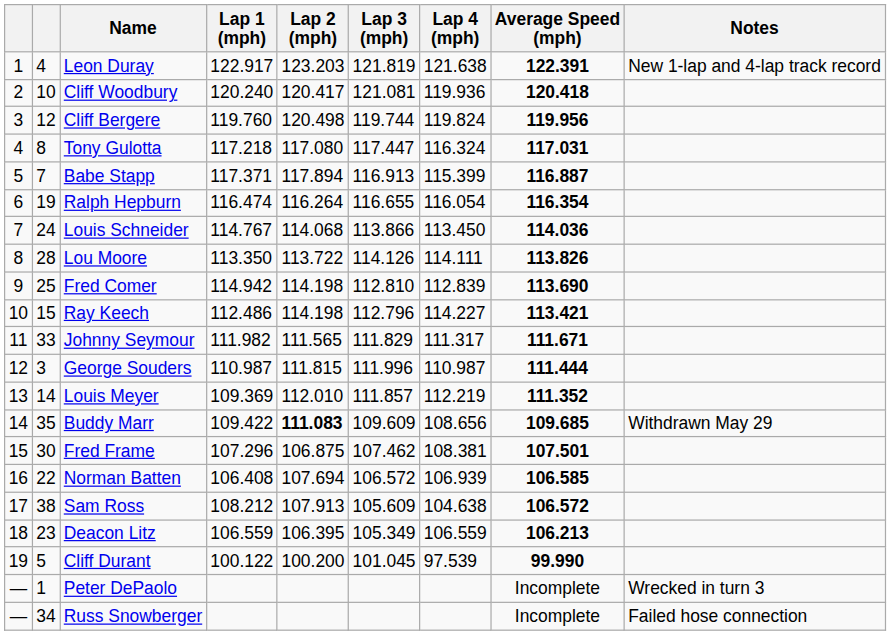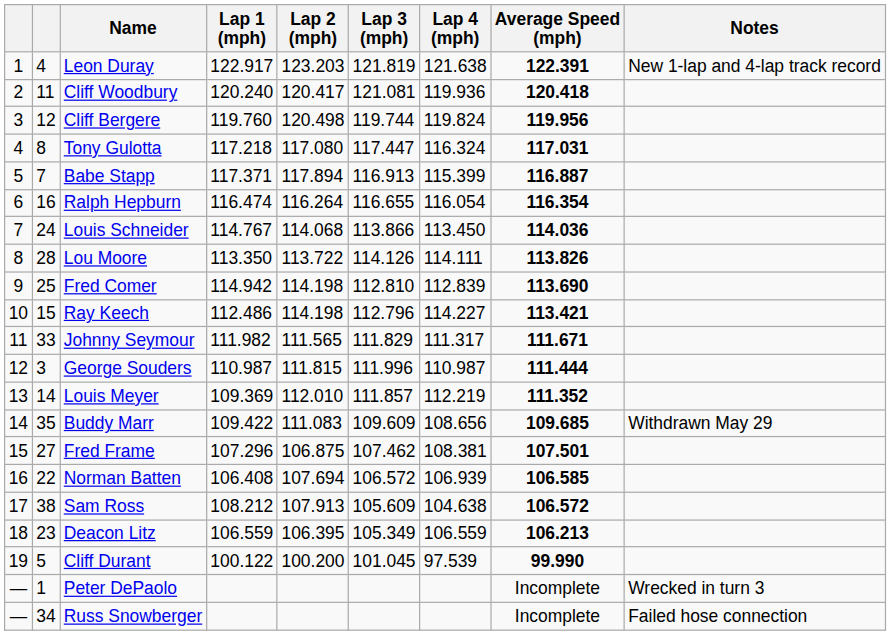(46, 93) 10 -> (45, 93) 11
(46, 203) 19 -> (46, 203) 16
(312, 424) bold -> (312, 424) normal
(46, 451) 30 -> (46, 451) 27
